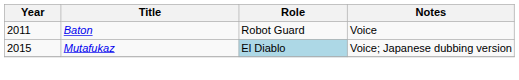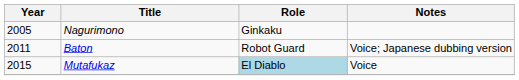+ row: (94, 30)
(363, 30) Voice -> (431, 48) Voice; Japanese dubbing version
(431, 48) Voice; Japanese dubbing version -> (363, 65) Voice
